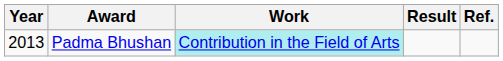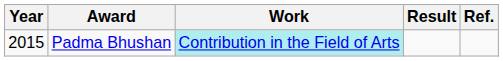(26, 42) 2013 -> (26, 42) 2015
